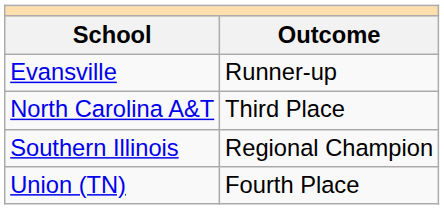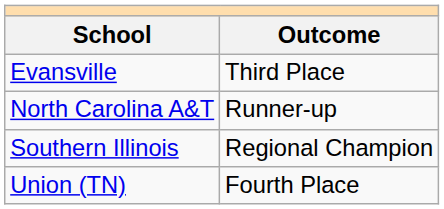(281, 72) Runner-up -> (285, 72) Third Place
(285, 109) Third Place -> (281, 109) Runner-up
